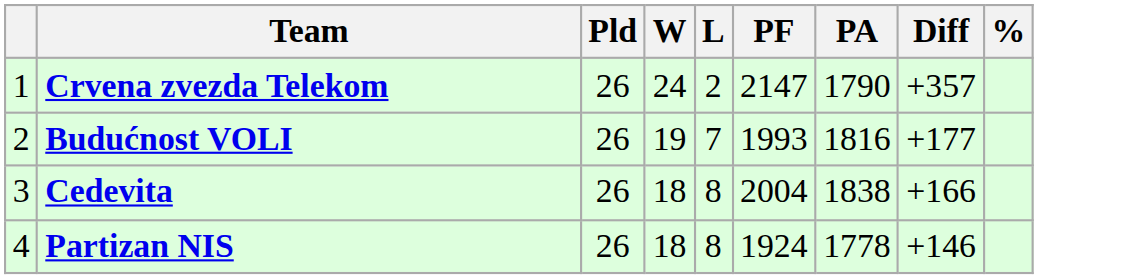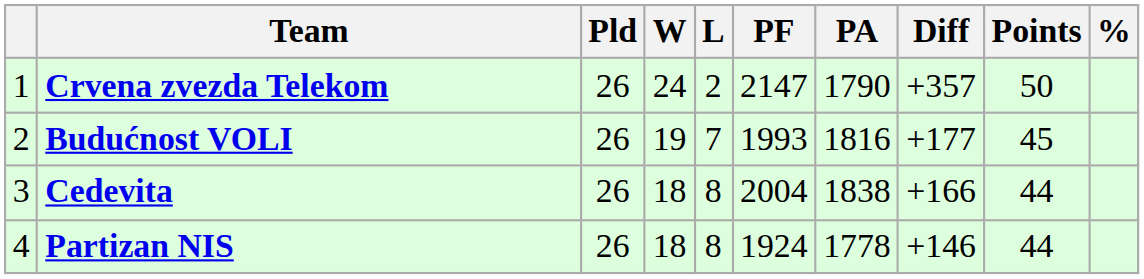+ column: (1037, 31)
